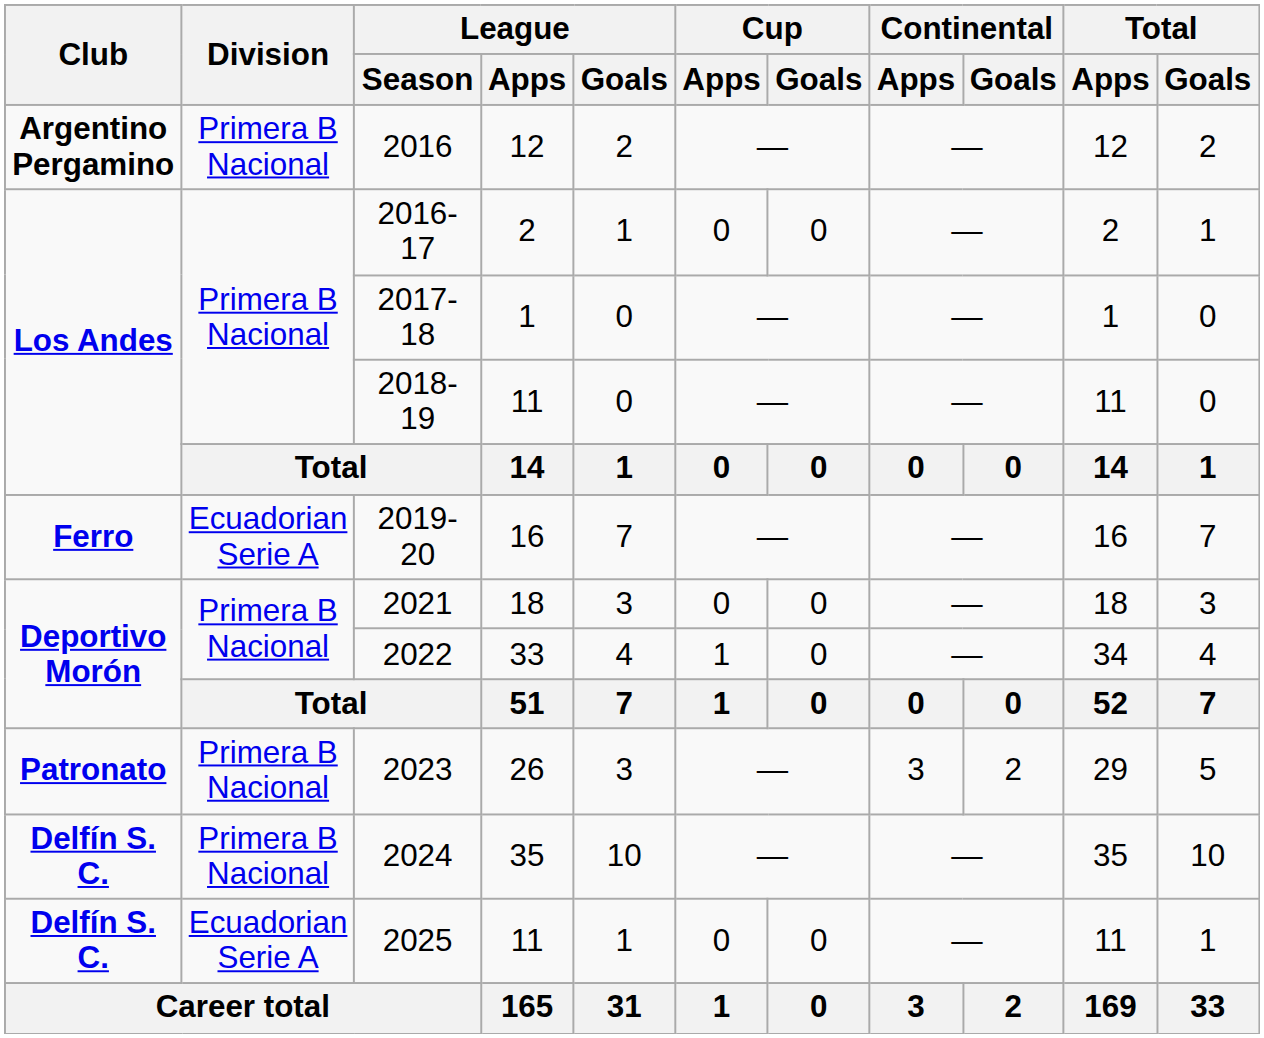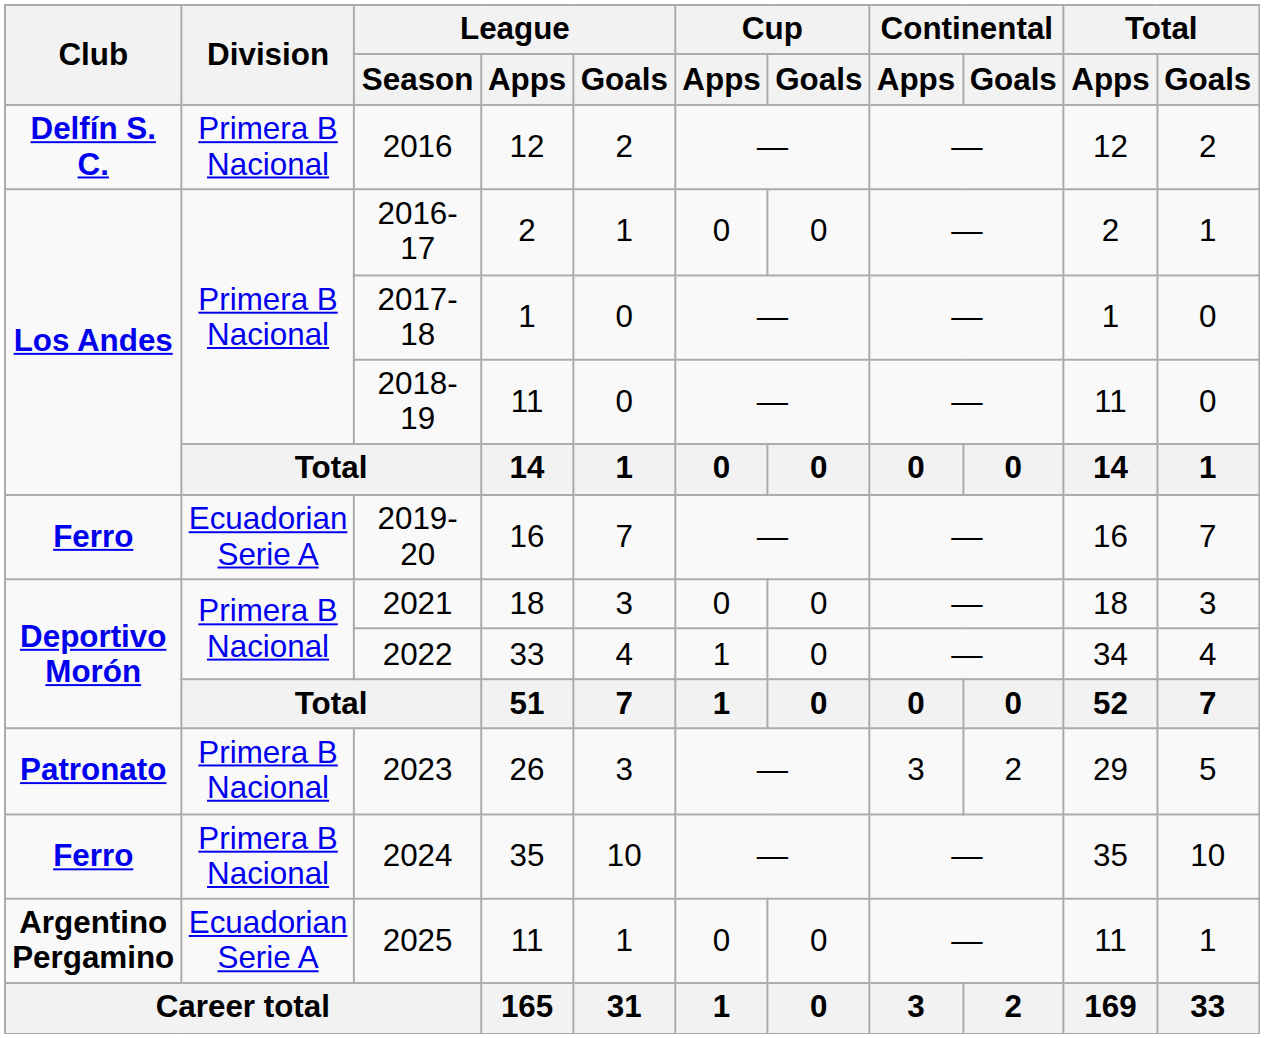(93, 146) Argentino Pergamino -> (93, 146) Delfín S. C.
(93, 855) Delfín S. C. -> (93, 855) Ferro
(93, 940) Delfín S. C. -> (93, 940) Argentino Pergamino
